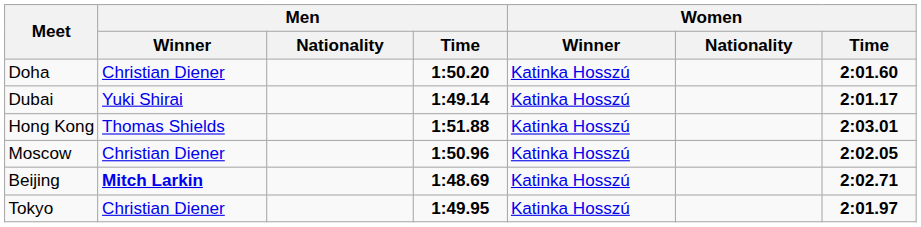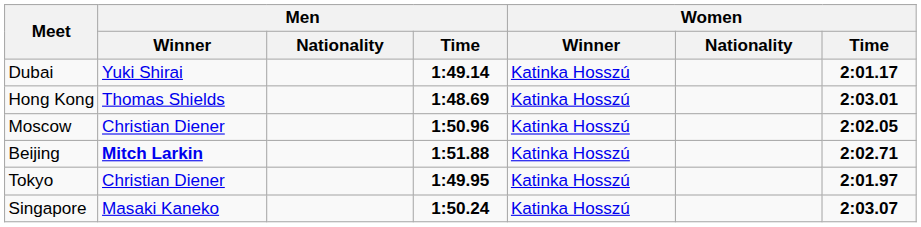- row: (29, 72)
(460, 126) 1:51.88 -> (460, 99) 1:48.69
(460, 180) 1:48.69 -> (460, 153) 1:51.88
+ row: (48, 208)
